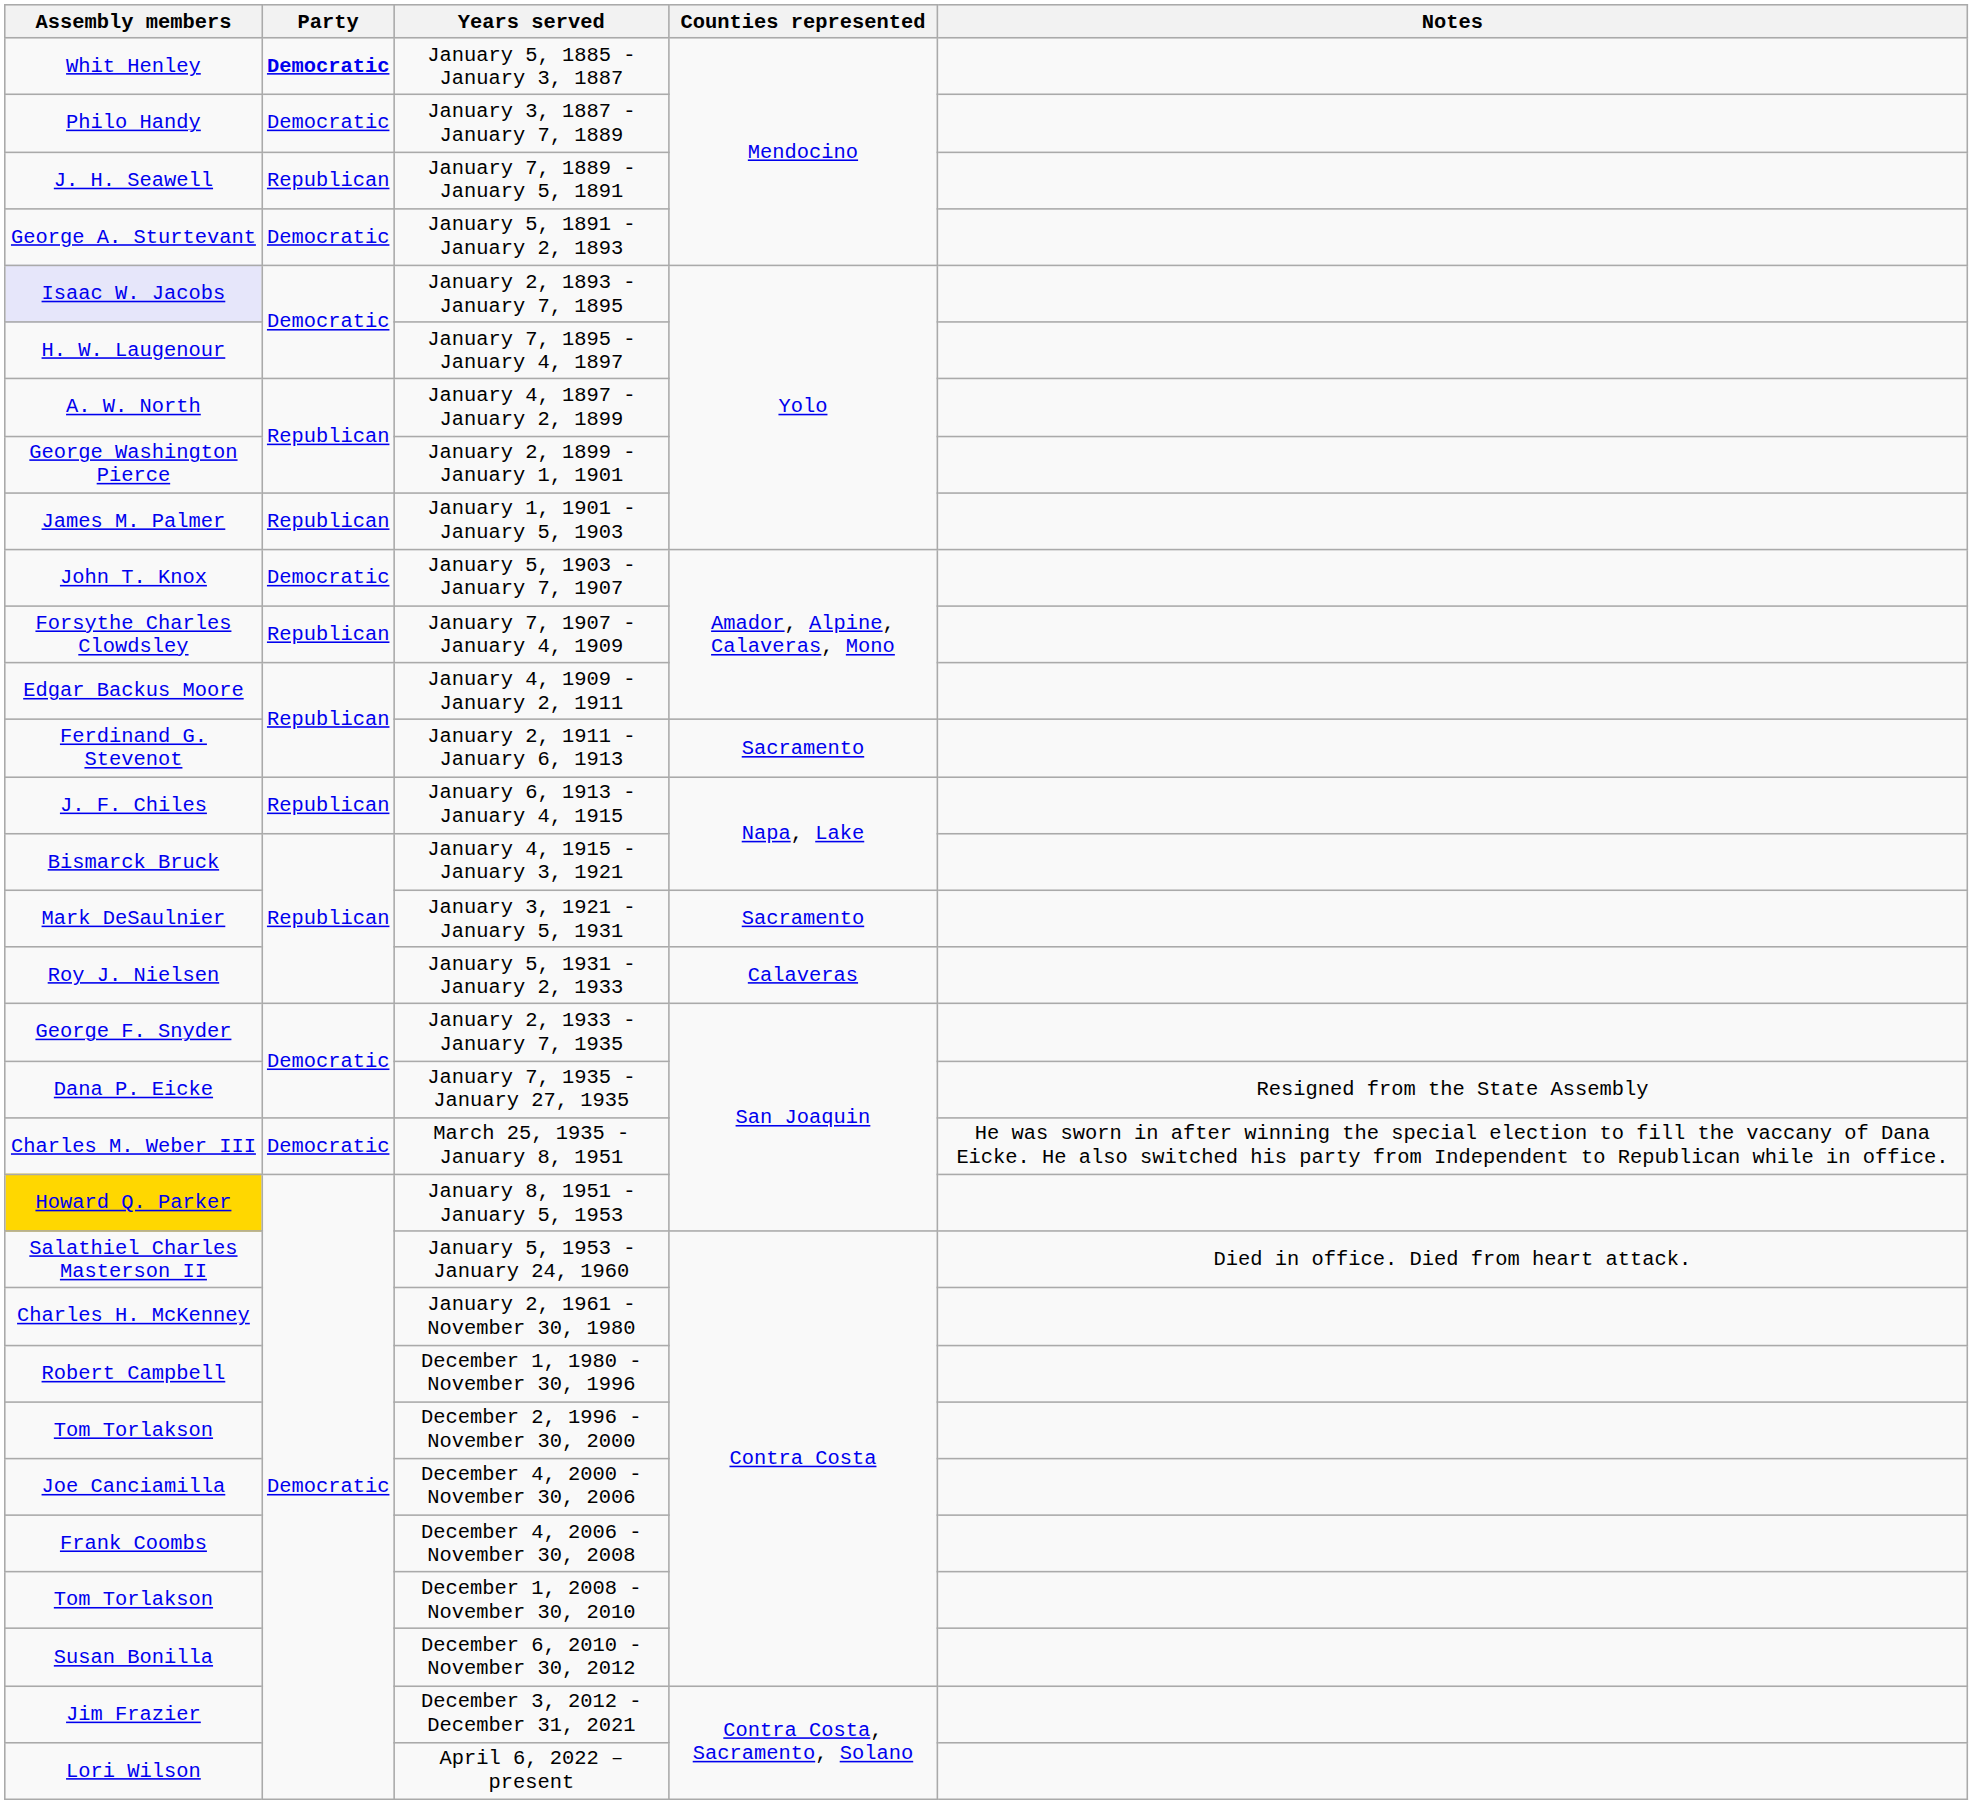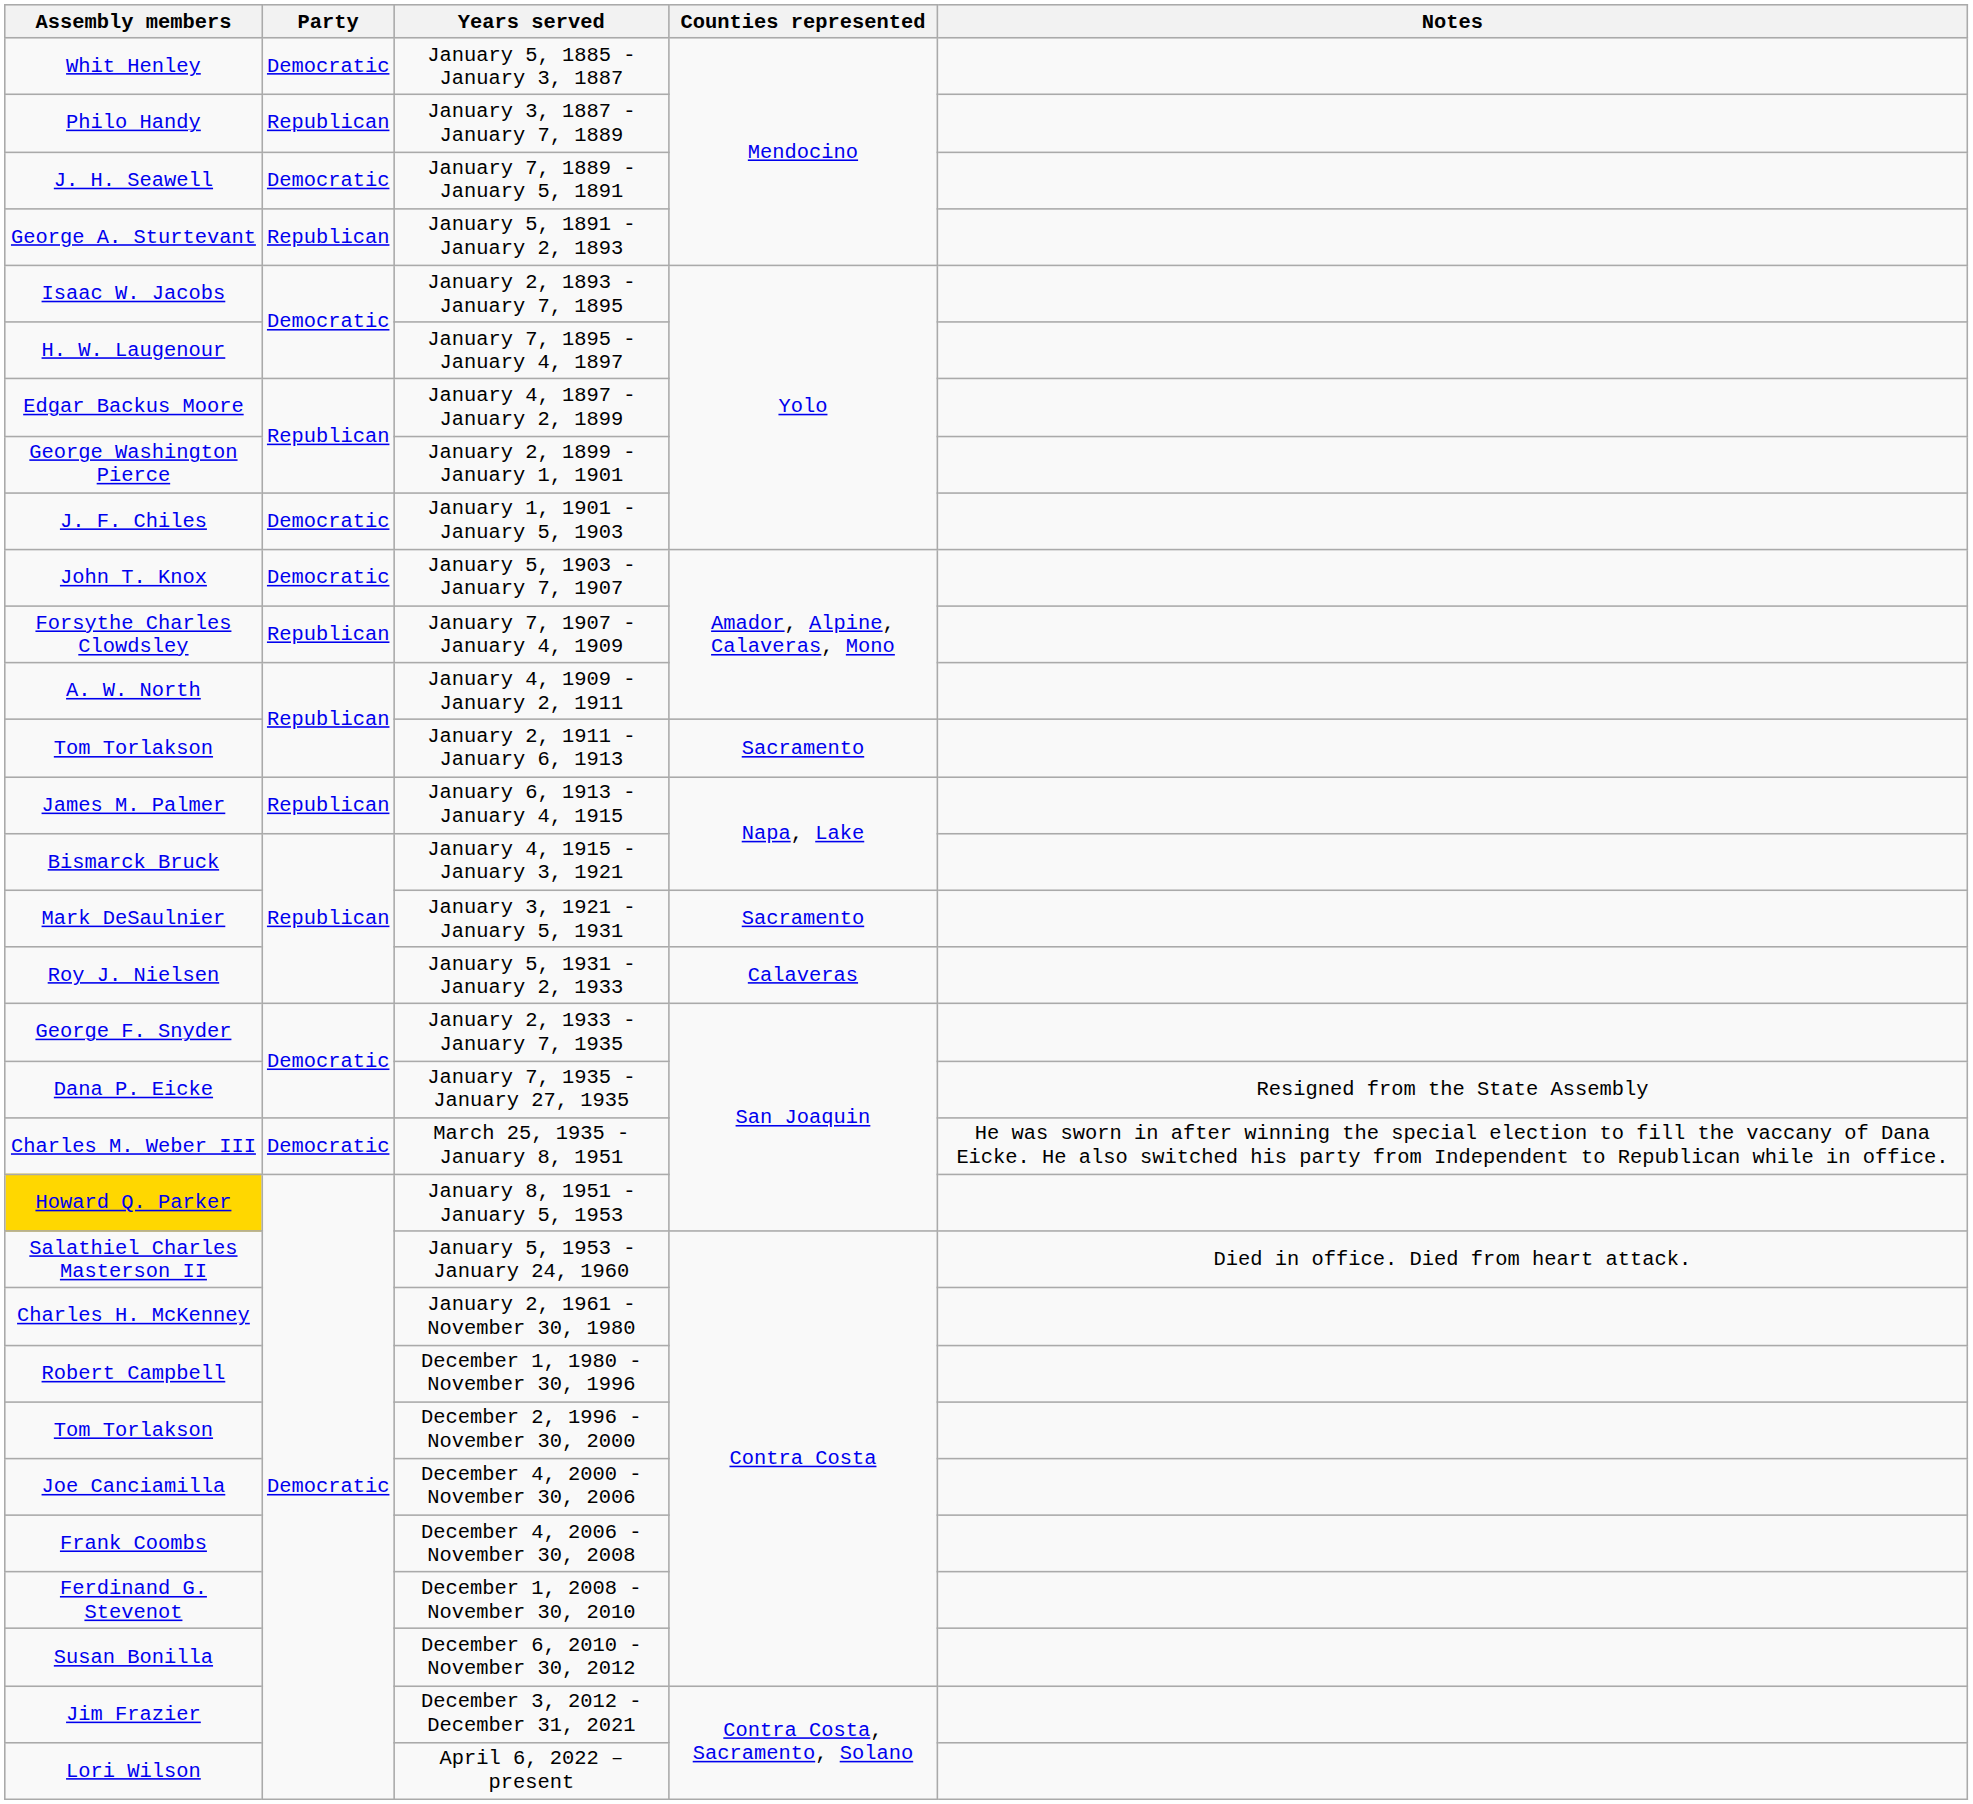(328, 66) bold -> (328, 66) normal
(328, 123) Democratic -> (328, 123) Republican
(328, 180) Republican -> (328, 180) Democratic
(328, 237) Democratic -> (328, 237) Republican
(133, 294) lavender background -> (133, 294) no background
(133, 407) A. W. North -> (133, 407) Edgar Backus Moore
(133, 521) James M. Palmer -> (133, 521) J. F. Chiles
(328, 521) Republican -> (328, 521) Democratic
(133, 691) Edgar Backus Moore -> (133, 691) A. W. North
(133, 748) Ferdinand G. Stevenot -> (133, 748) Tom Torlakson
(133, 805) J. F. Chiles -> (133, 805) James M. Palmer
(133, 1600) Tom Torlakson -> (133, 1600) Ferdinand G. Stevenot
